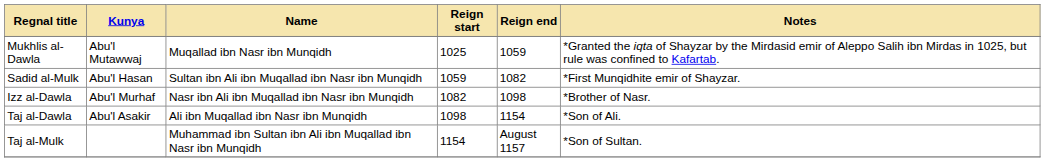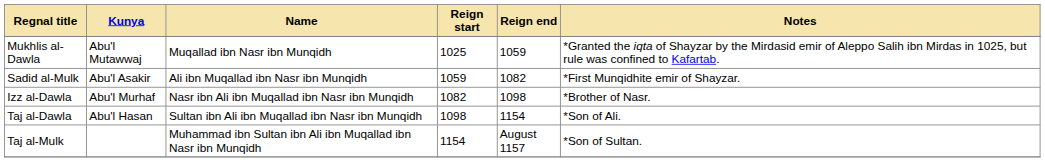(121, 78) Abu'l Hasan -> (120, 78) Abu'l Asakir
(296, 78) Sultan ibn Ali ibn Muqallad ibn Nasr ibn Munqidh -> (268, 78) Ali ibn Muqallad ibn Nasr ibn Munqidh
(120, 116) Abu'l Asakir -> (121, 116) Abu'l Hasan
(268, 116) Ali ibn Muqallad ibn Nasr ibn Munqidh -> (296, 116) Sultan ibn Ali ibn Muqallad ibn Nasr ibn Munqidh
